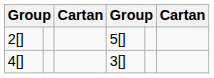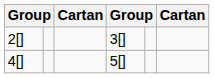(118, 38) 5[] -> (118, 38) 3[]
(118, 61) 3[] -> (118, 61) 5[]
